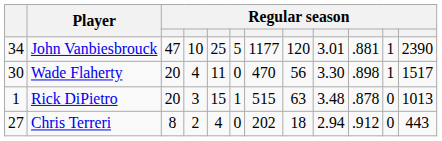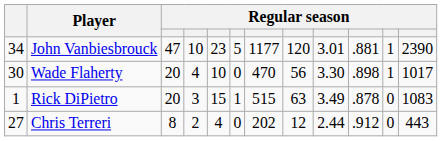(218, 49) 25 -> (218, 49) 23
(218, 73) 11 -> (218, 73) 10
(417, 73) 1517 -> (417, 73) 1017
(331, 98) 3.48 -> (331, 98) 3.49
(417, 98) 1013 -> (417, 98) 1083
(298, 123) 18 -> (298, 123) 12
(331, 123) 2.94 -> (331, 123) 2.44
